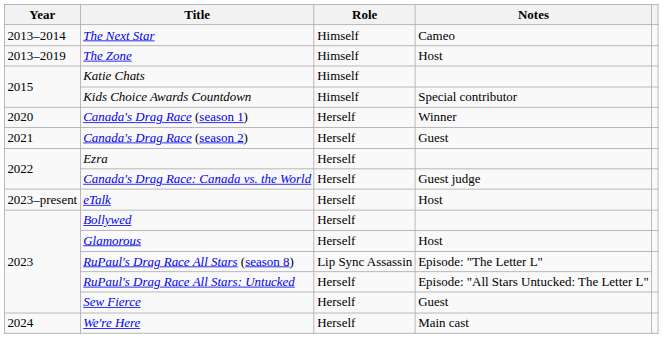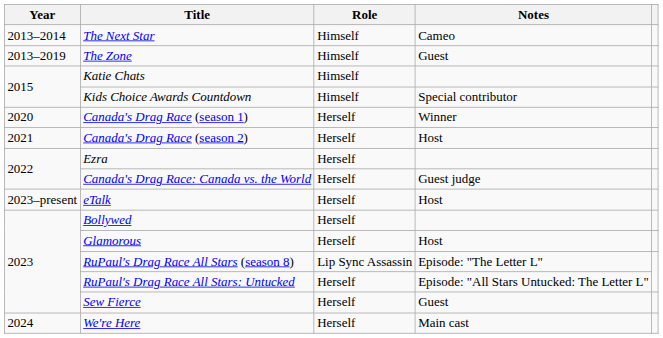(430, 55) Host -> (433, 55) Guest
(433, 138) Guest -> (430, 138) Host
